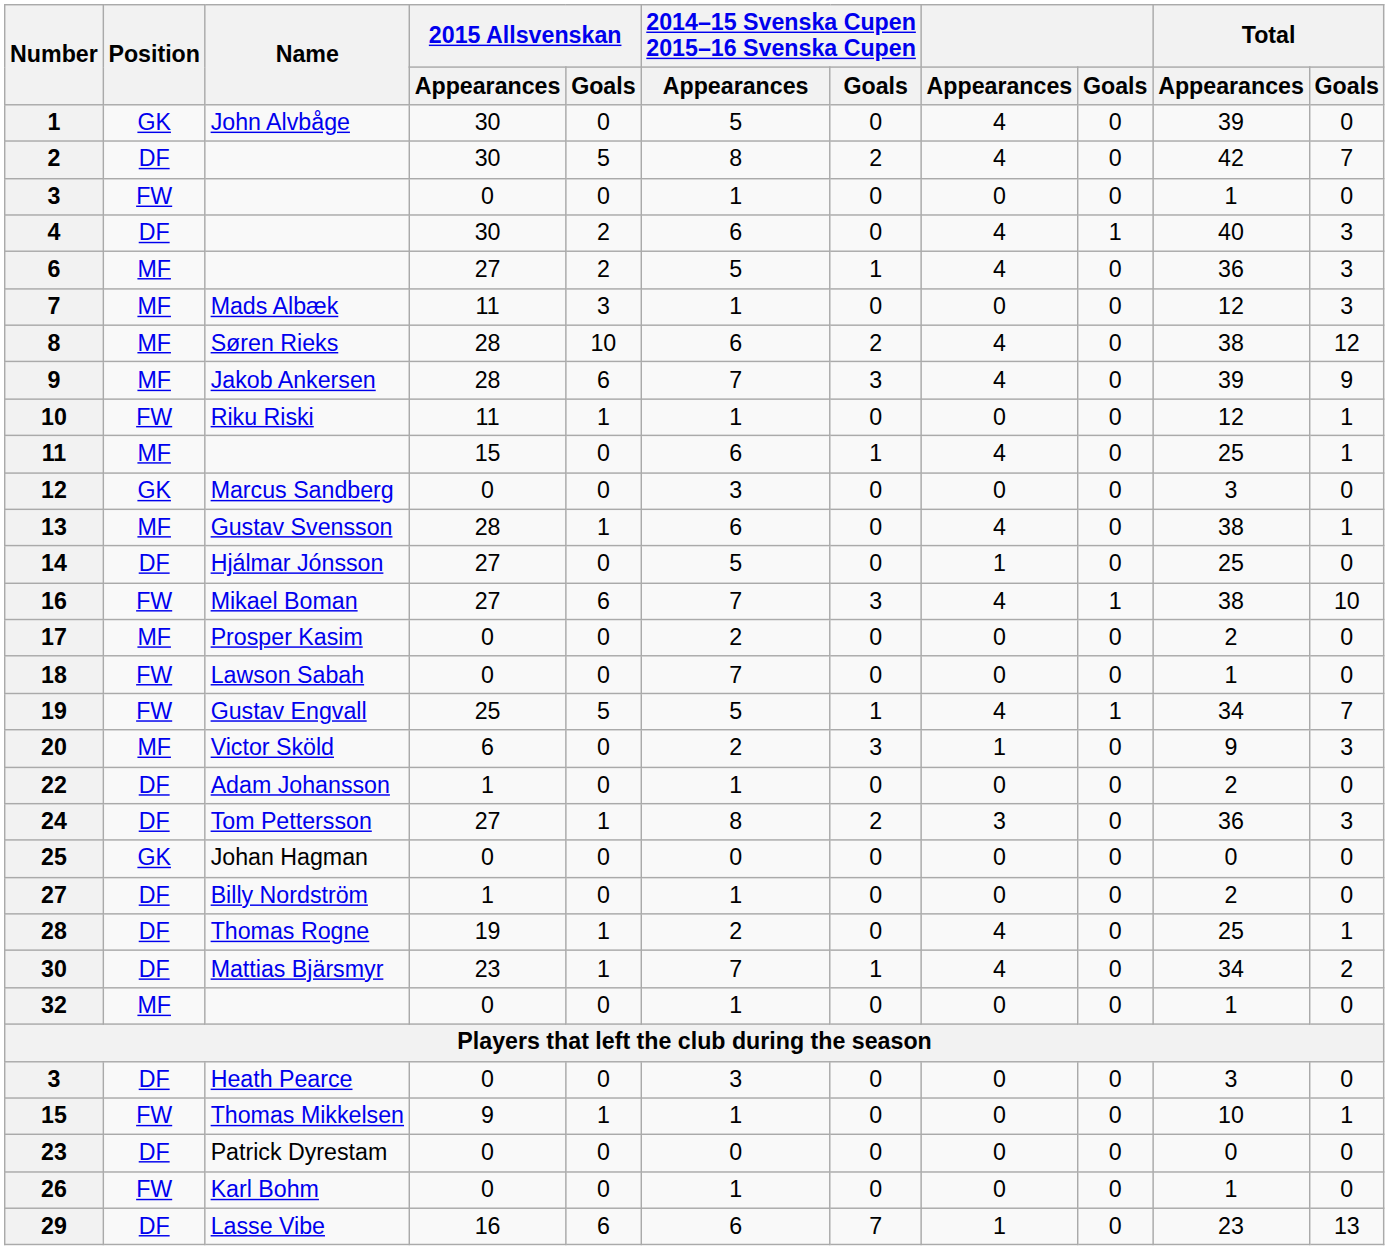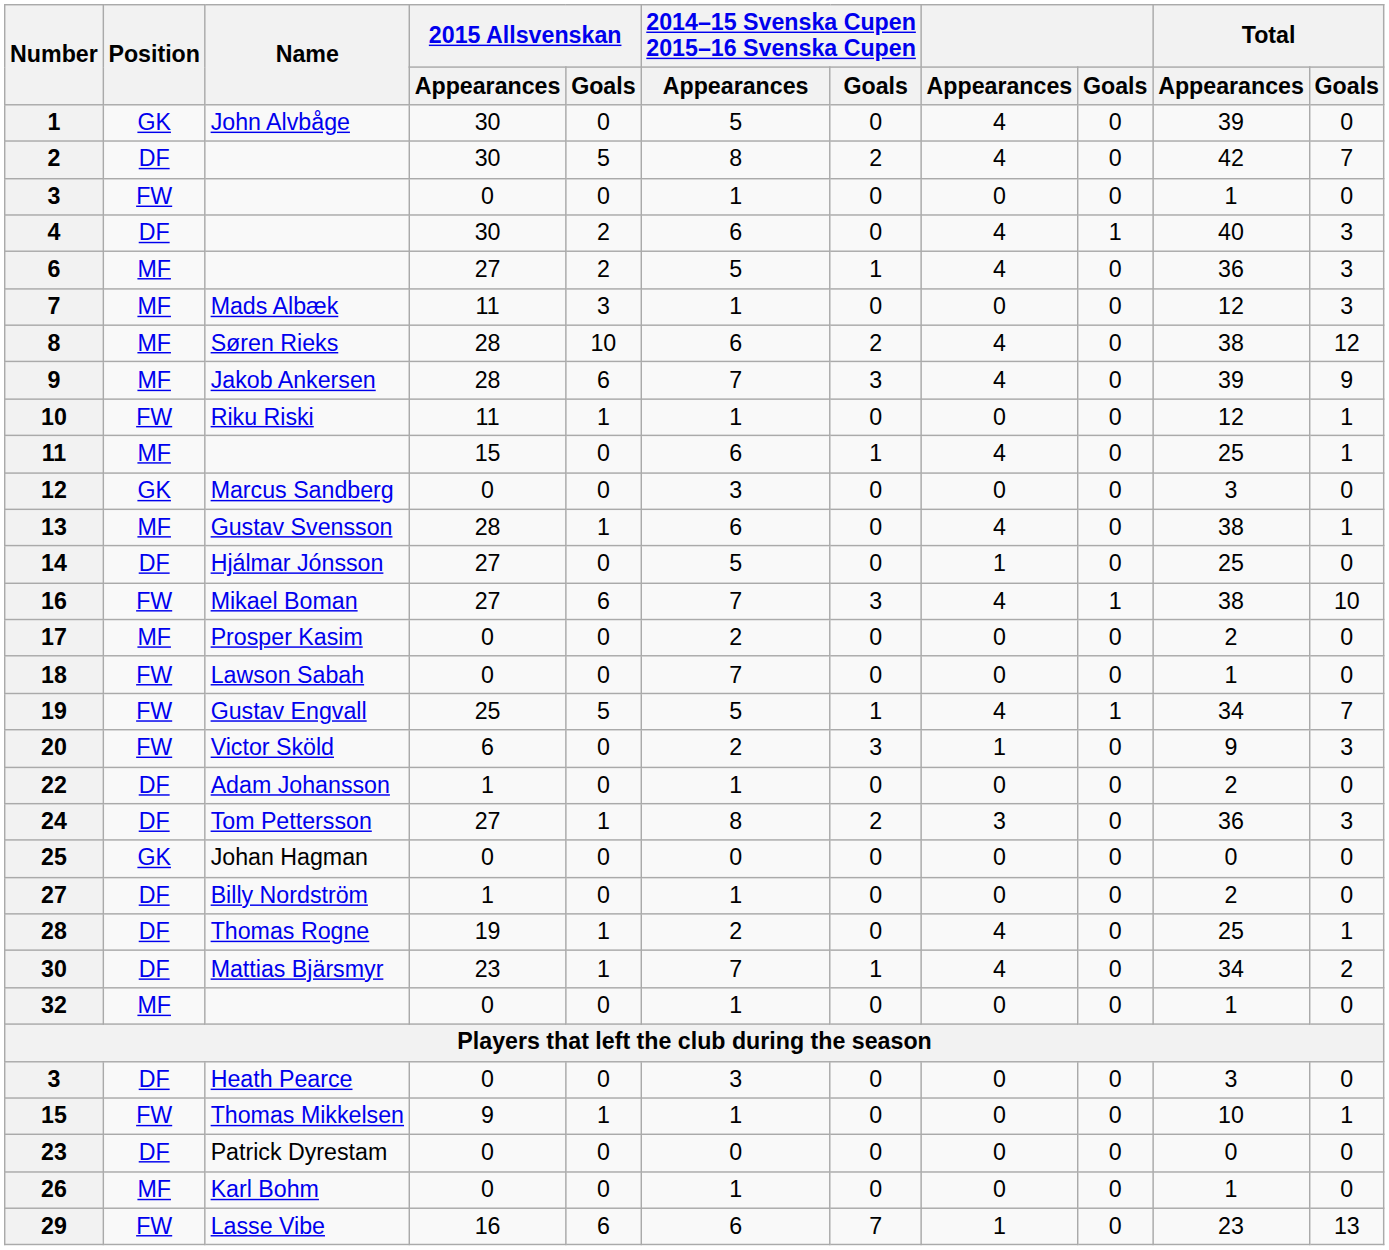(154, 748) MF -> (154, 748) FW
(154, 1189) FW -> (154, 1189) MF
(154, 1226) DF -> (154, 1226) FW
